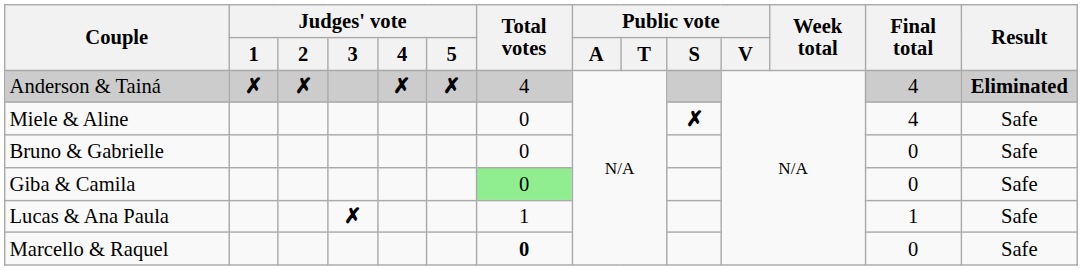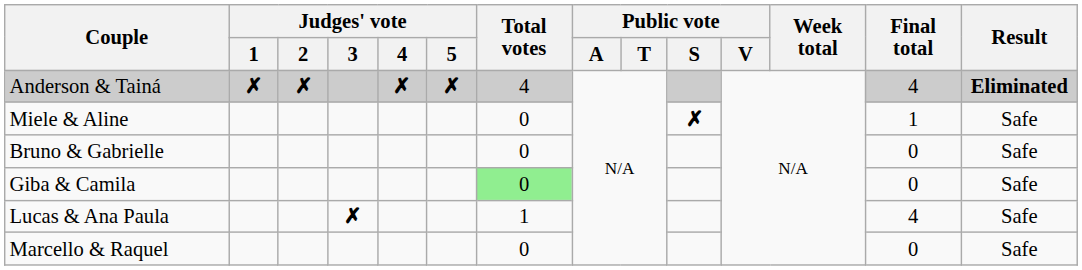(913, 119) 4 -> (913, 119) 1
(913, 217) 1 -> (913, 217) 4
(524, 249) bold -> (524, 249) normal
